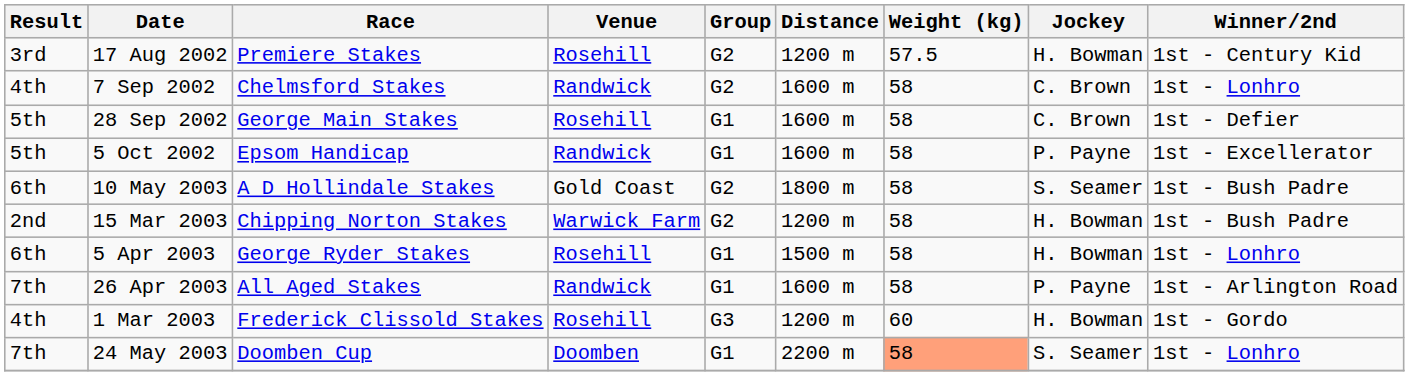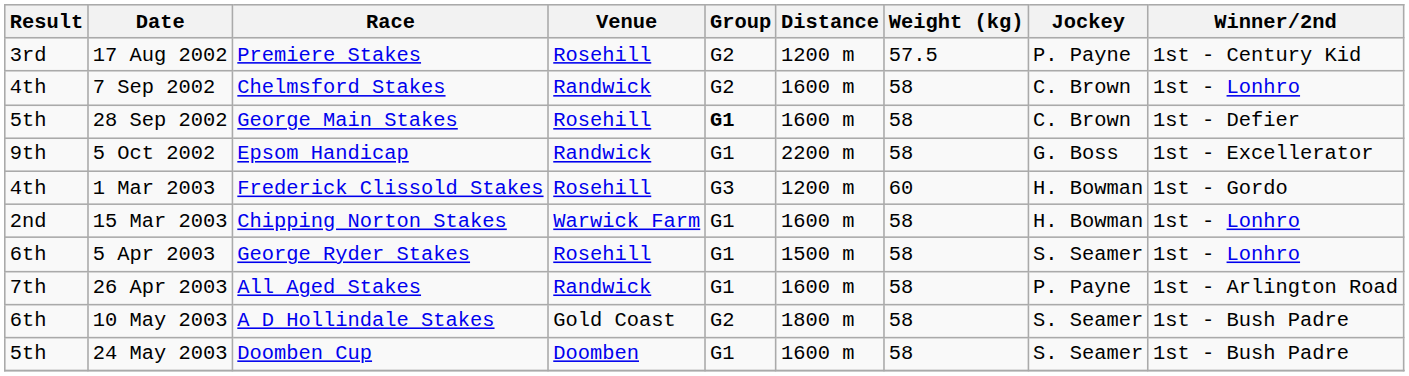(1088, 55) H. Bowman -> (1082, 55) P. Payne
(722, 121) normal -> (722, 121) bold
(28, 154) 5th -> (28, 154) 9th
(818, 154) 1600 m -> (818, 154) 2200 m
(1082, 154) P. Payne -> (1076, 154) G. Boss
rows swapped: (154, 321) <-> (160, 188)
(722, 221) G2 -> (722, 221) G1
(818, 221) 1200 m -> (818, 221) 1600 m
(1251, 221) 1st - Bush Padre -> (1227, 221) 1st - Lonhro
(1088, 254) H. Bowman -> (1088, 254) S. Seamer
(28, 354) 7th -> (28, 354) 5th
(818, 354) 2200 m -> (818, 354) 1600 m
(901, 354) lightsalmon background -> (901, 354) no background
(1227, 354) 1st - Lonhro -> (1251, 354) 1st - Bush Padre
